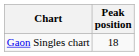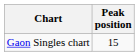(113, 42) 18 -> (113, 42) 15
